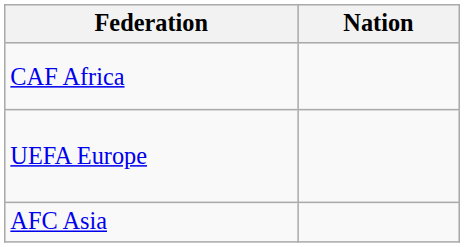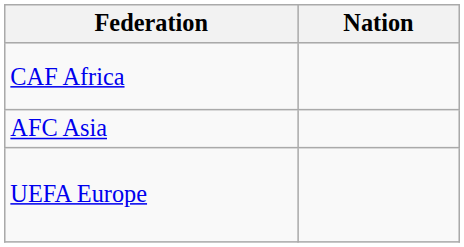rows swapped: (59, 221) <-> (79, 155)
